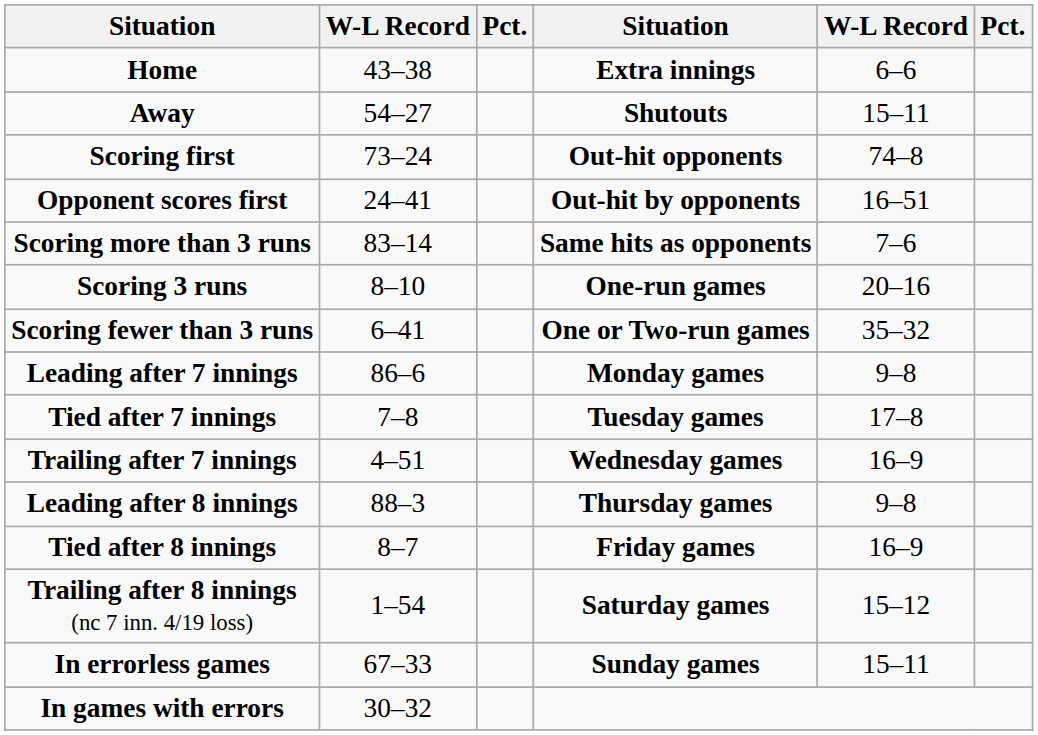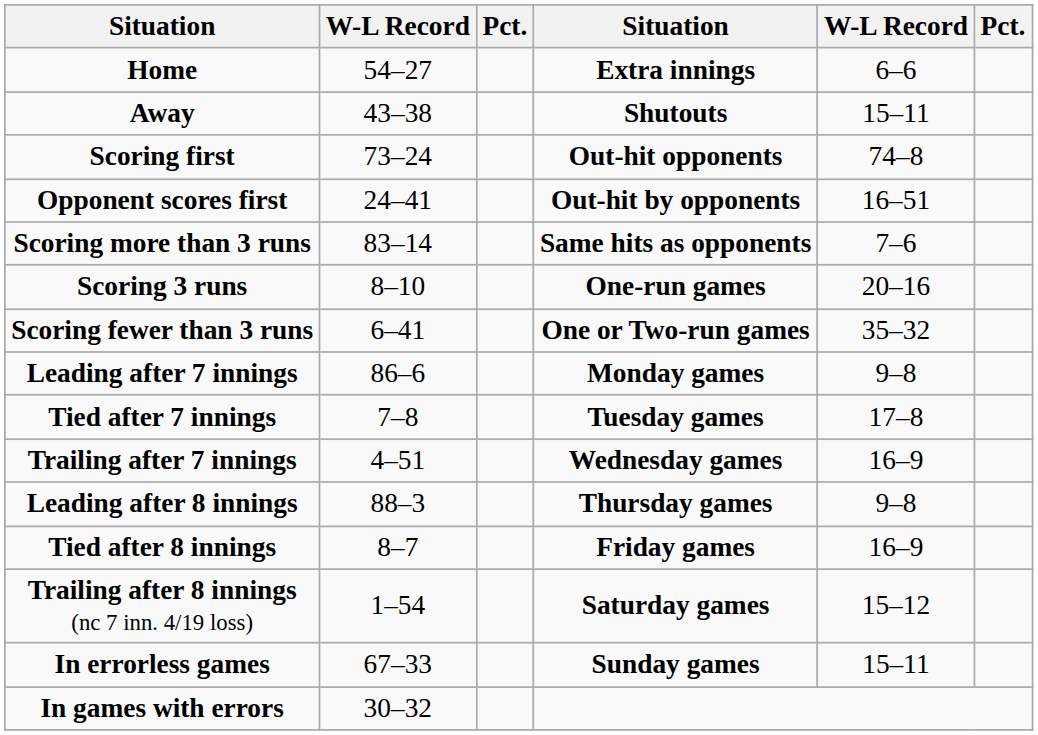(398, 69) 43–38 -> (398, 69) 54–27
(398, 112) 54–27 -> (398, 112) 43–38
